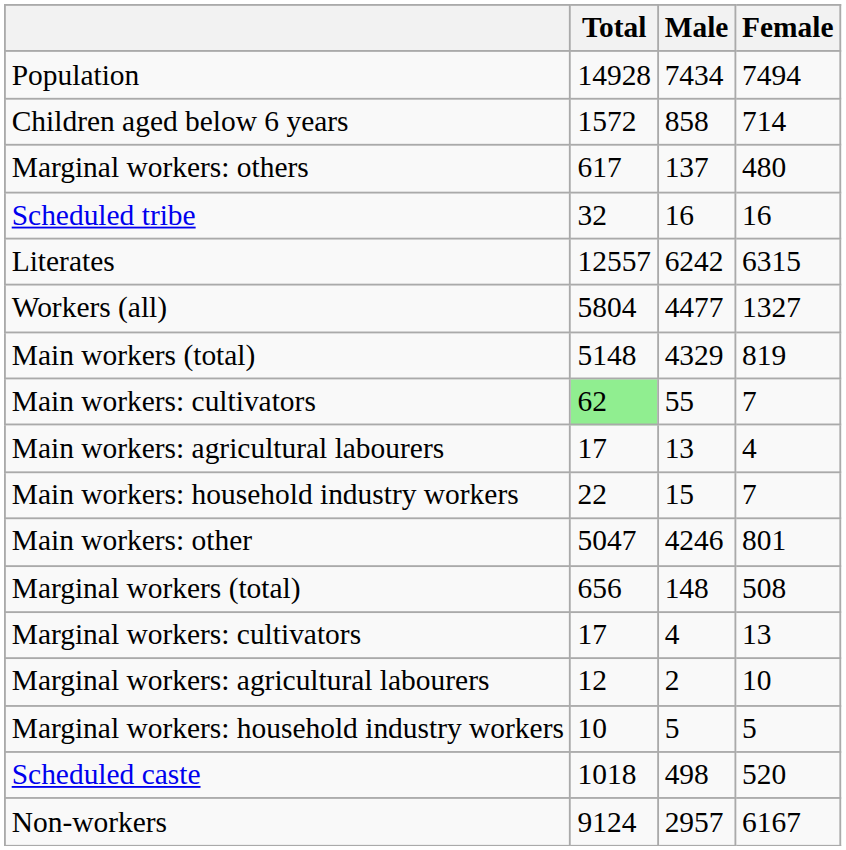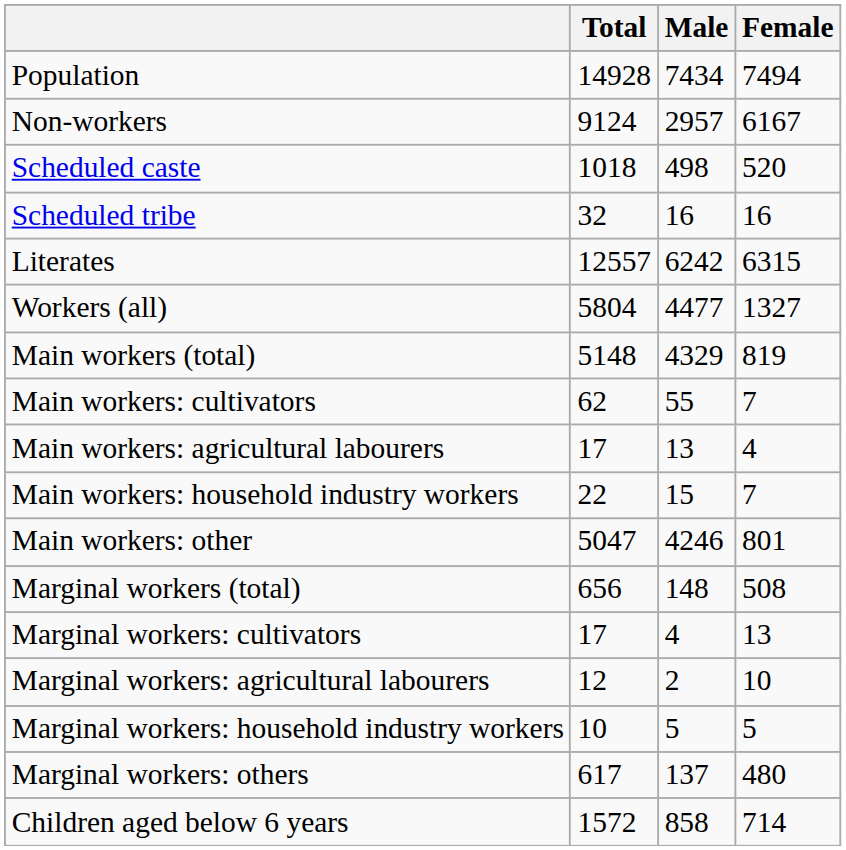rows swapped: (180, 121) <-> (89, 821)
rows swapped: (106, 774) <-> (160, 167)
(592, 401) lightgreen background -> (592, 401) no background
